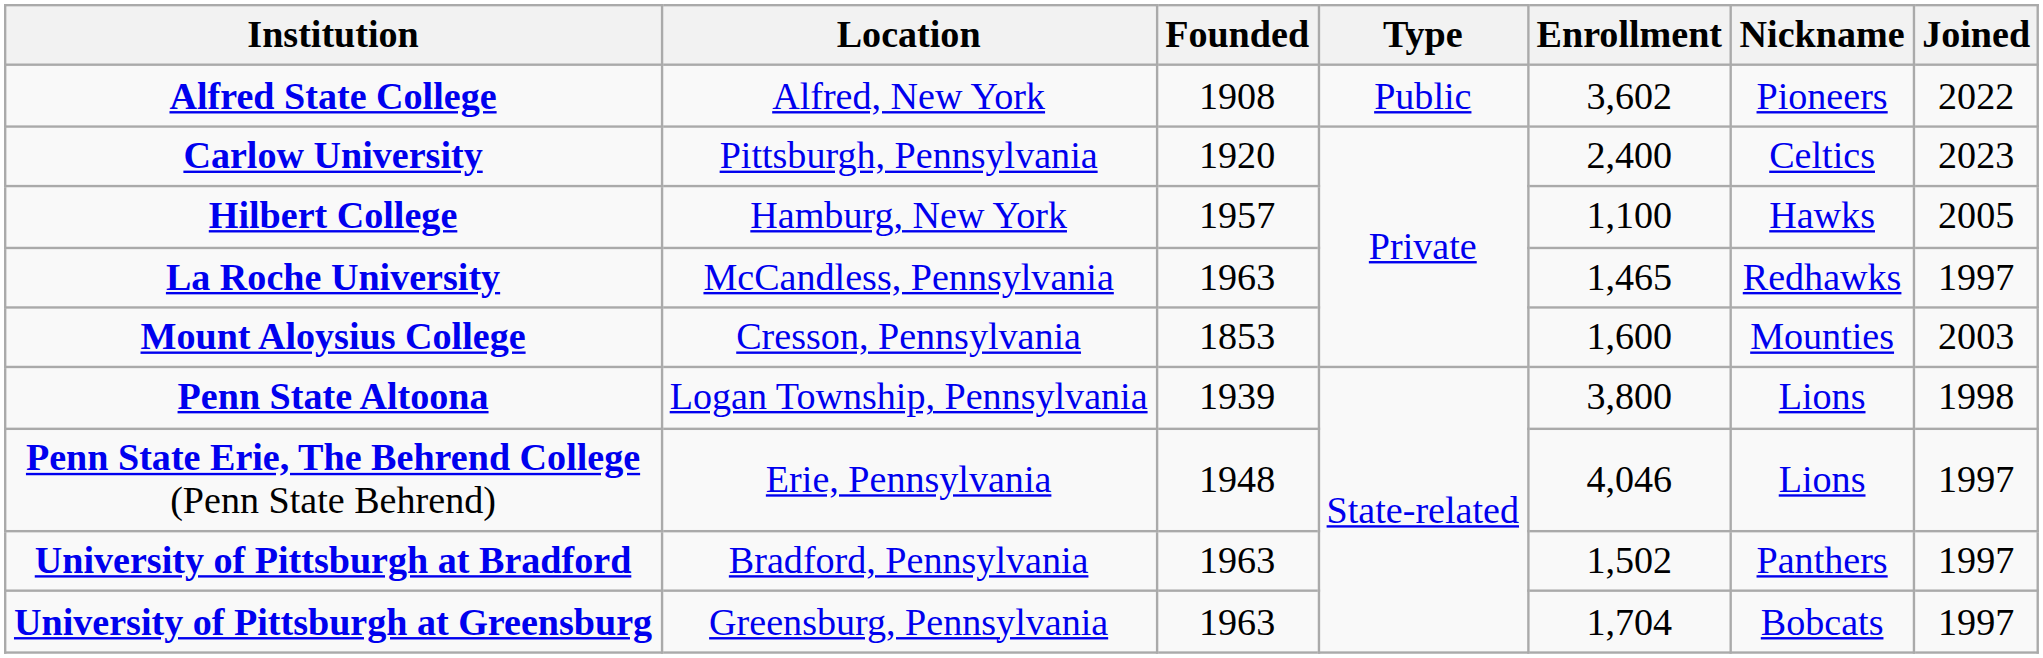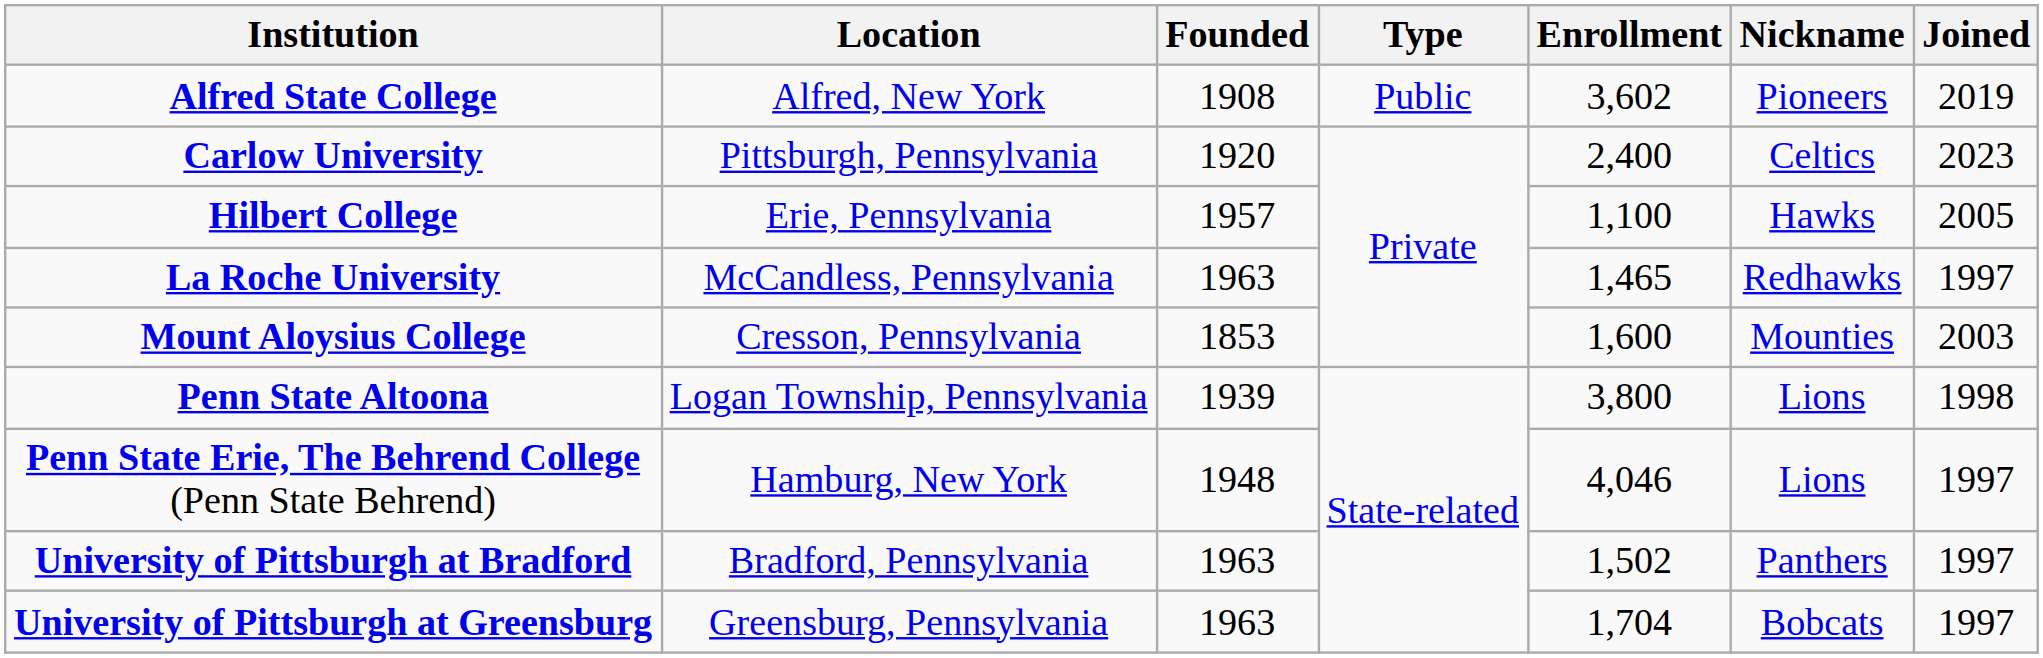(1976, 95) 2022 -> (1976, 95) 2019
(909, 215) Hamburg, New York -> (909, 215) Erie, Pennsylvania
(909, 478) Erie, Pennsylvania -> (909, 478) Hamburg, New York
